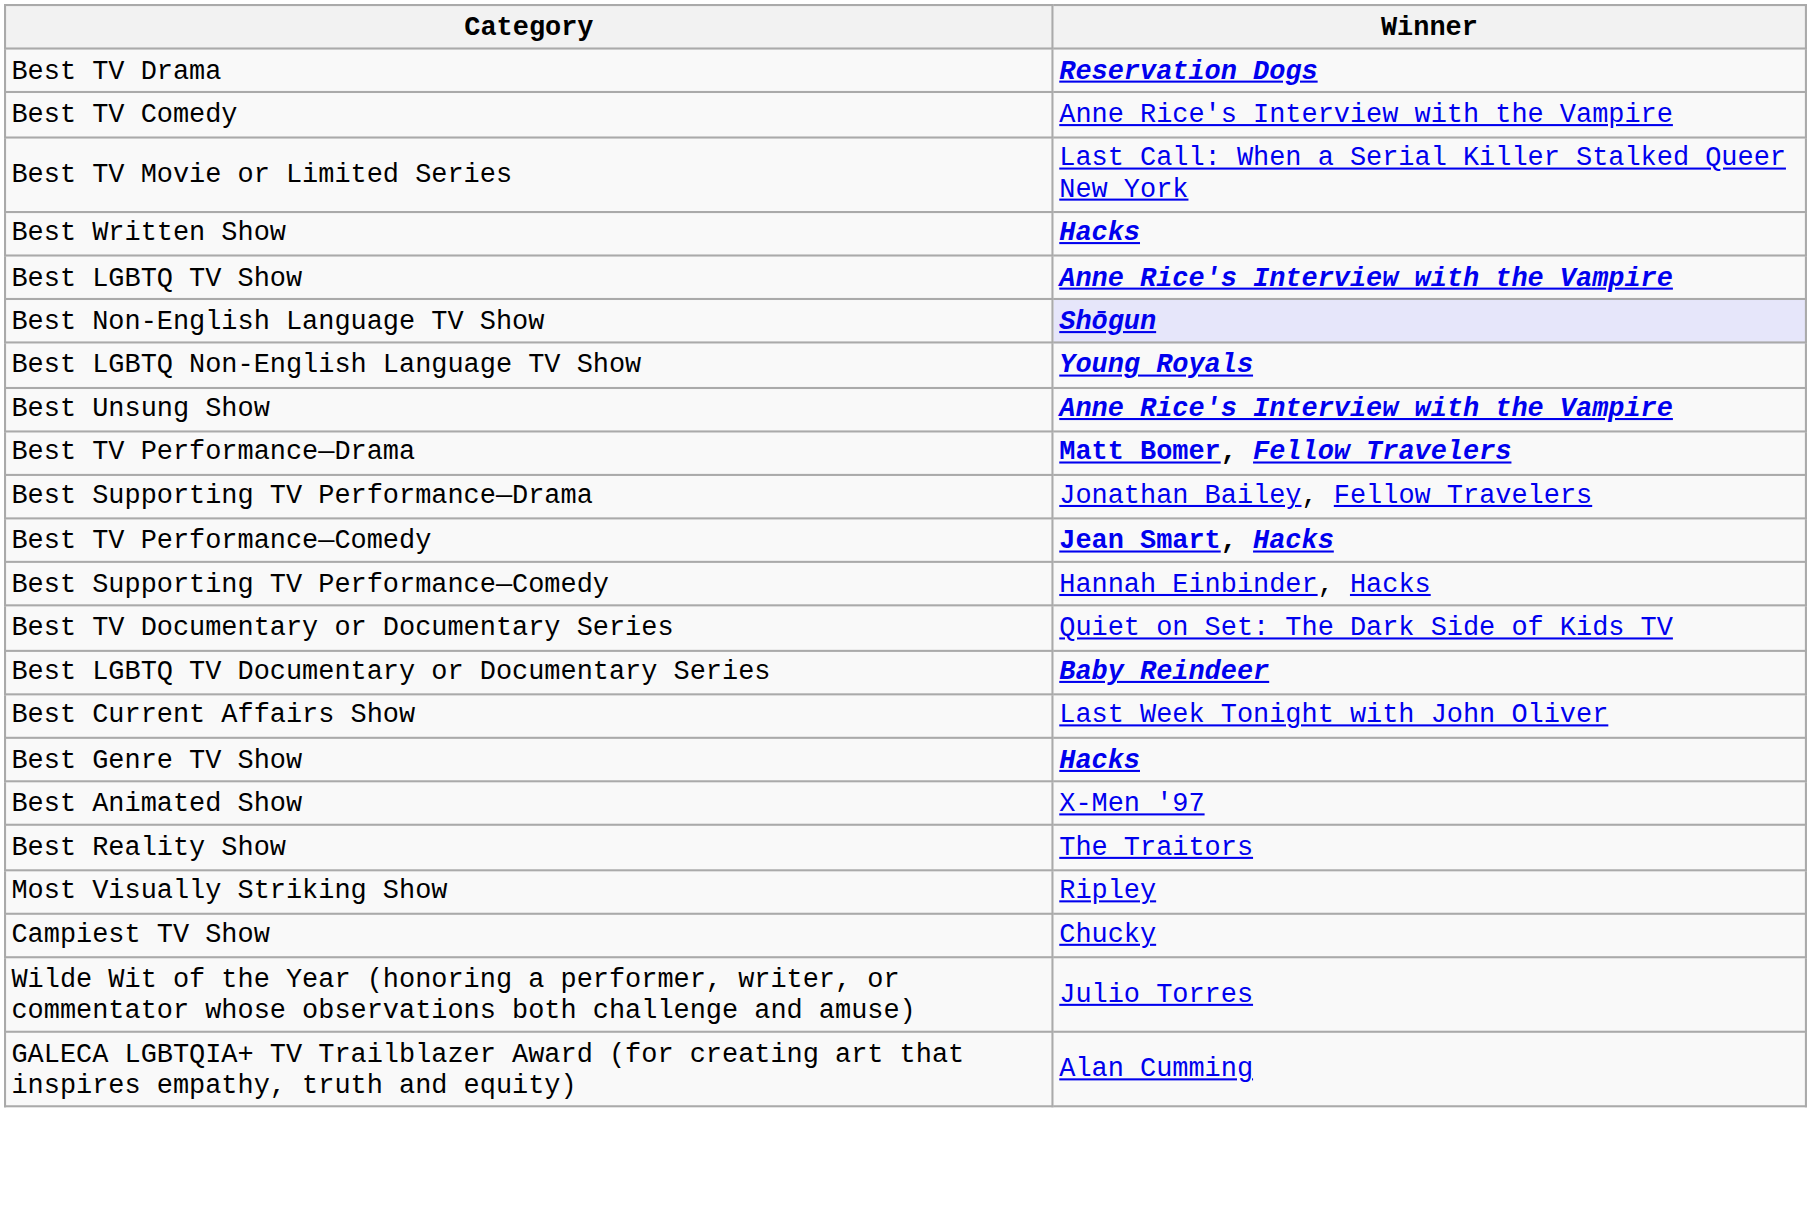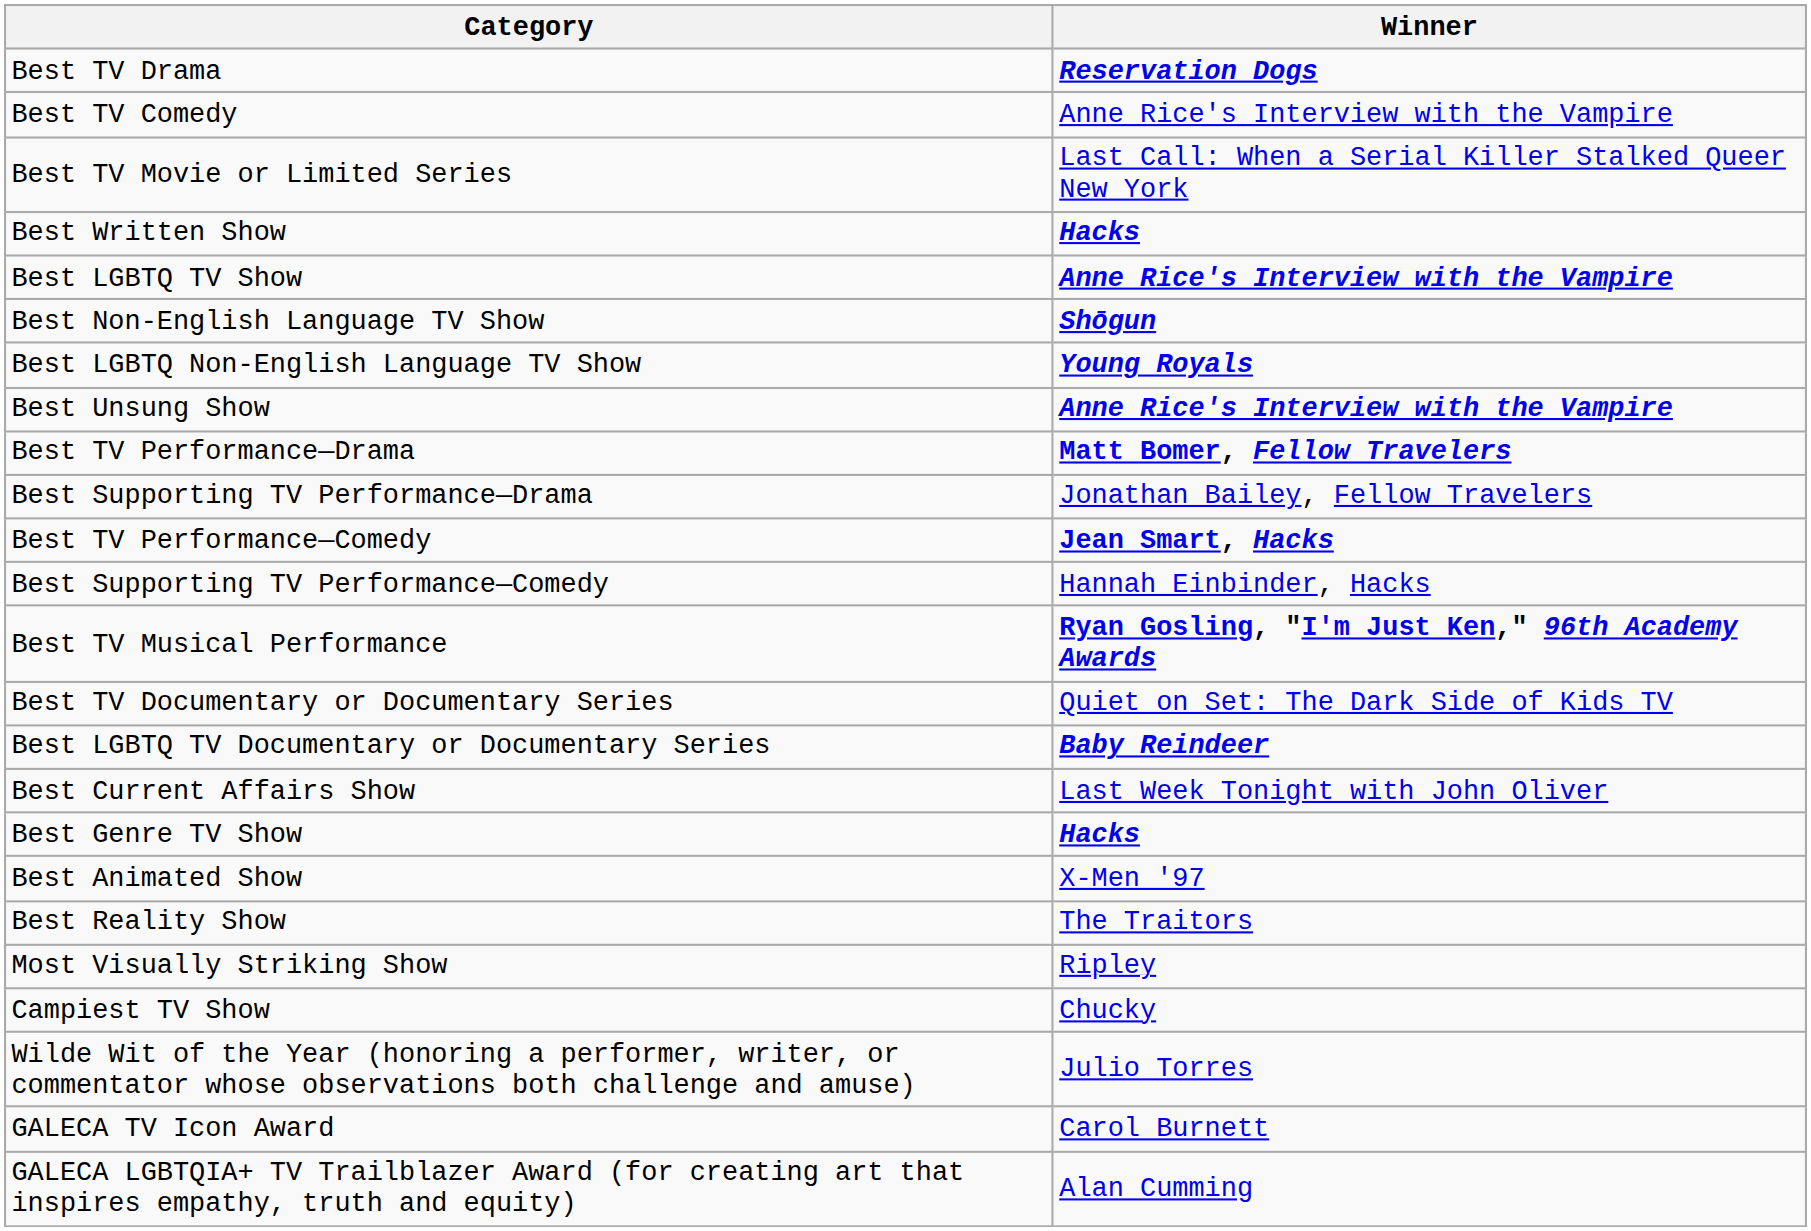(1108, 321) lavender background -> (1108, 321) no background
+ row: (229, 644)
+ row: (173, 1129)
